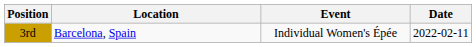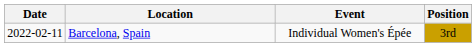columns swapped: (441, 14) <-> (28, 14)
